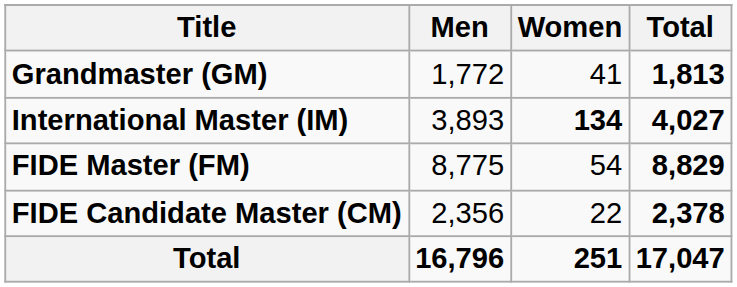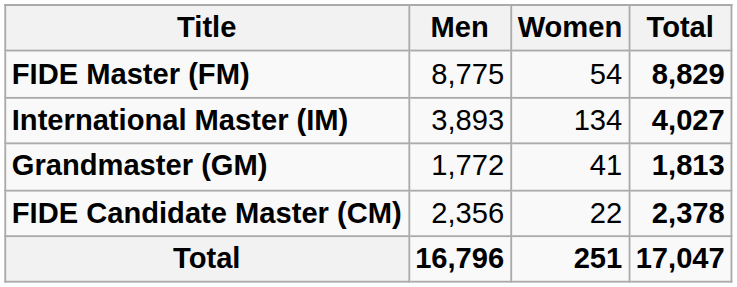rows swapped: (140, 73) <-> (131, 166)
(598, 120) bold -> (598, 120) normal
